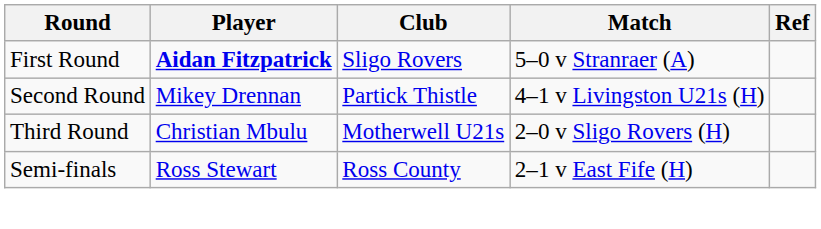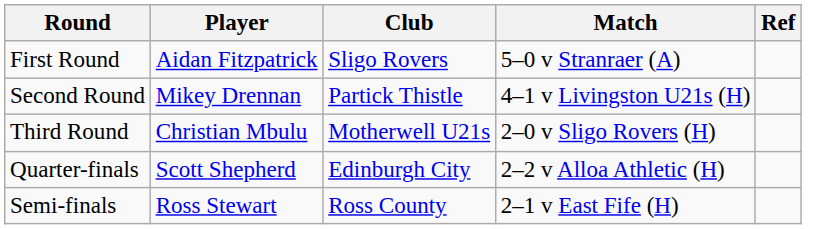(244, 59) bold -> (237, 59) normal
+ row: (74, 168)
